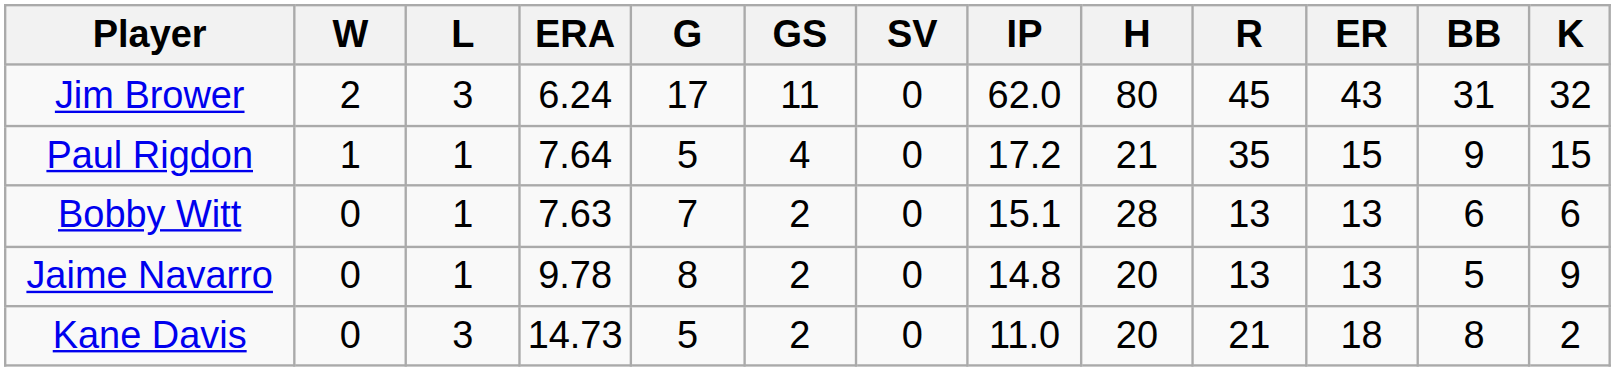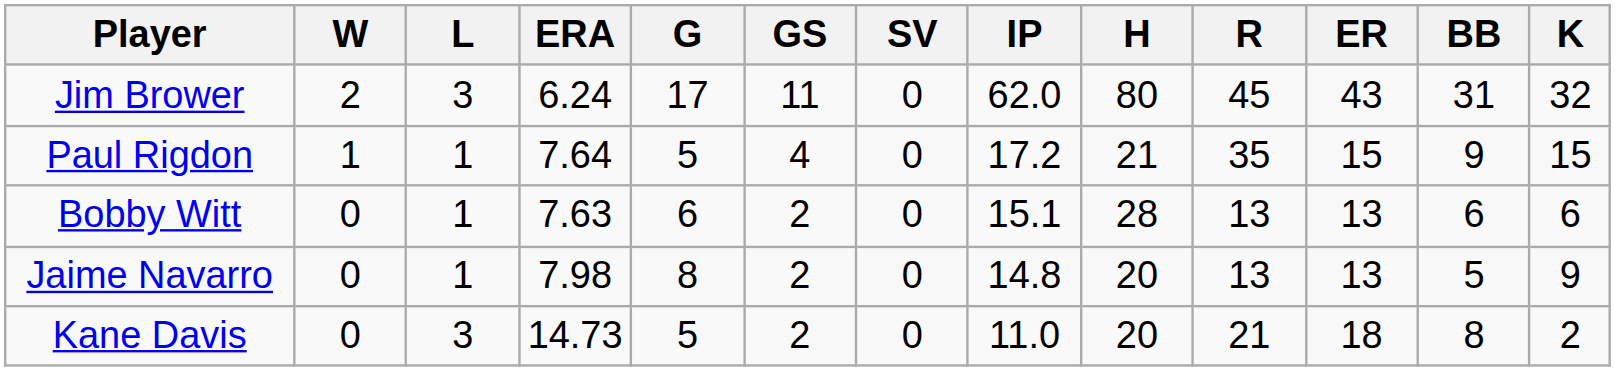(687, 214) 7 -> (687, 214) 6
(575, 275) 9.78 -> (575, 275) 7.98
